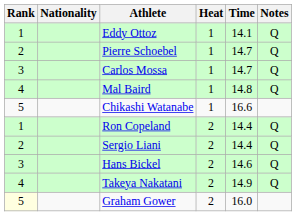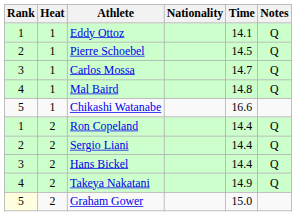columns swapped: (211, 13) <-> (68, 13)
(242, 51) 14.7 -> (242, 51) 14.5
(242, 164) 14.6 -> (242, 164) 14.4
(242, 201) 16.0 -> (242, 201) 15.0
